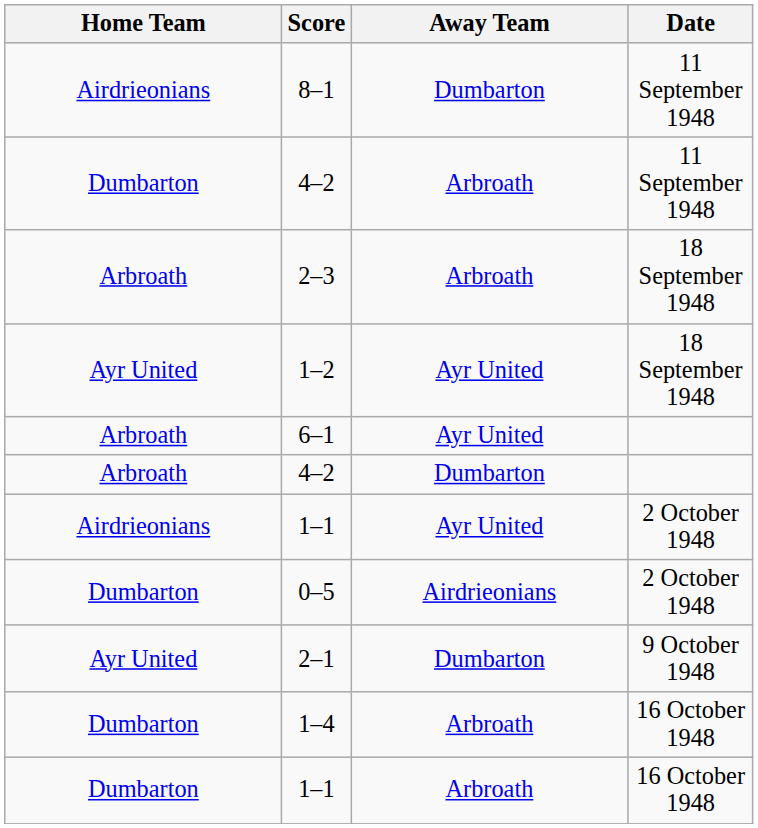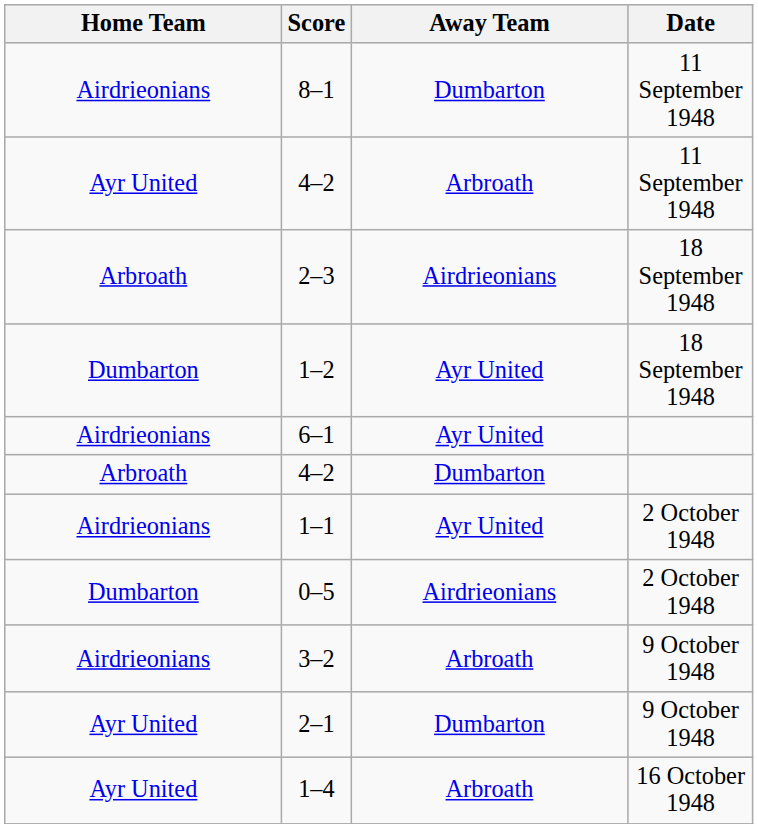(143, 183) Dumbarton -> (143, 183) Ayr United
(489, 276) Arbroath -> (489, 276) Airdrieonians
(143, 369) Ayr United -> (143, 369) Dumbarton
(143, 435) Arbroath -> (143, 435) Airdrieonians
+ row: (316, 658)
(143, 724) Dumbarton -> (143, 790) Ayr United
- row: (316, 790)
